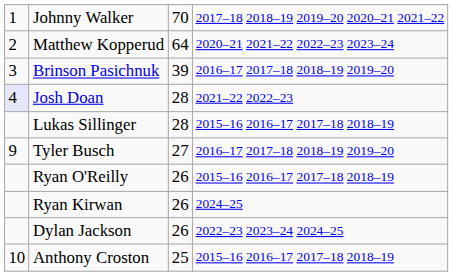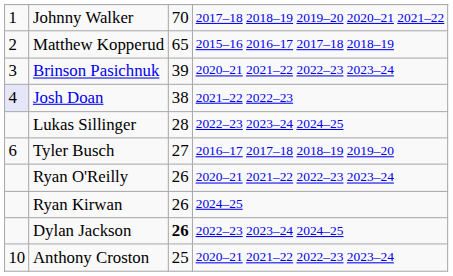(180, 44) 64 -> (180, 44) 65
(295, 44) 2020–21 2021–22 2022–23 2023–24 -> (295, 44) 2015–16 2016–17 2017–18 2018–19
(295, 71) 2016–17 2017–18 2018–19 2019–20 -> (295, 71) 2020–21 2021–22 2022–23 2023–24
(180, 97) 28 -> (180, 97) 38
(295, 124) 2015–16 2016–17 2017–18 2018–19 -> (270, 124) 2022–23 2023–24 2024–25
(13, 151) 9 -> (13, 151) 6
(295, 177) 2015–16 2016–17 2017–18 2018–19 -> (295, 177) 2020–21 2021–22 2022–23 2023–24
(180, 230) normal -> (180, 230) bold
(295, 257) 2015–16 2016–17 2017–18 2018–19 -> (295, 257) 2020–21 2021–22 2022–23 2023–24
